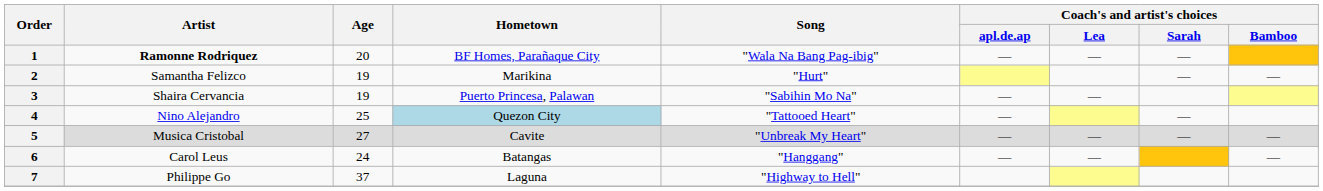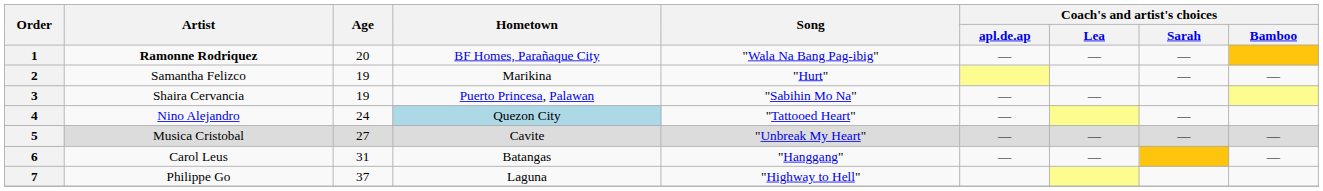(363, 116) 25 -> (363, 116) 24
(363, 156) 24 -> (363, 156) 31
